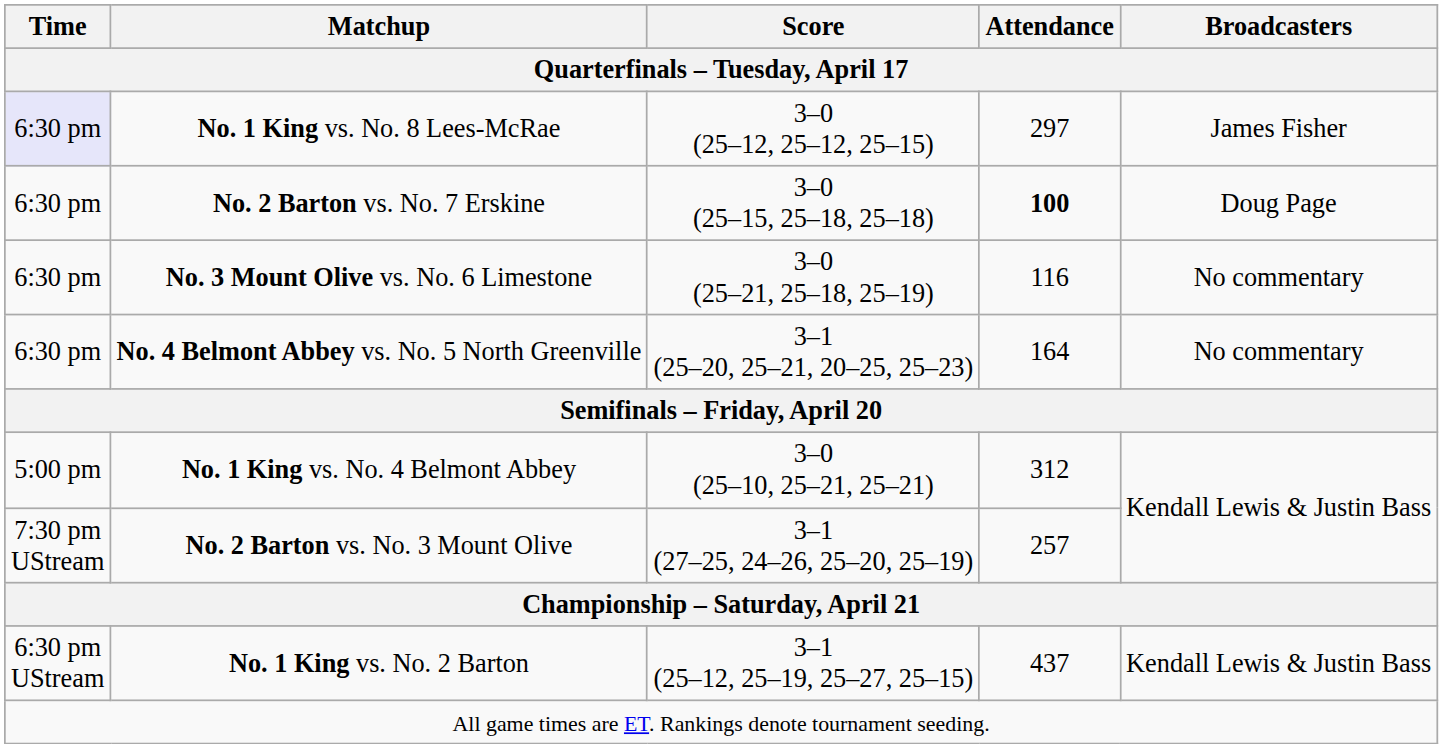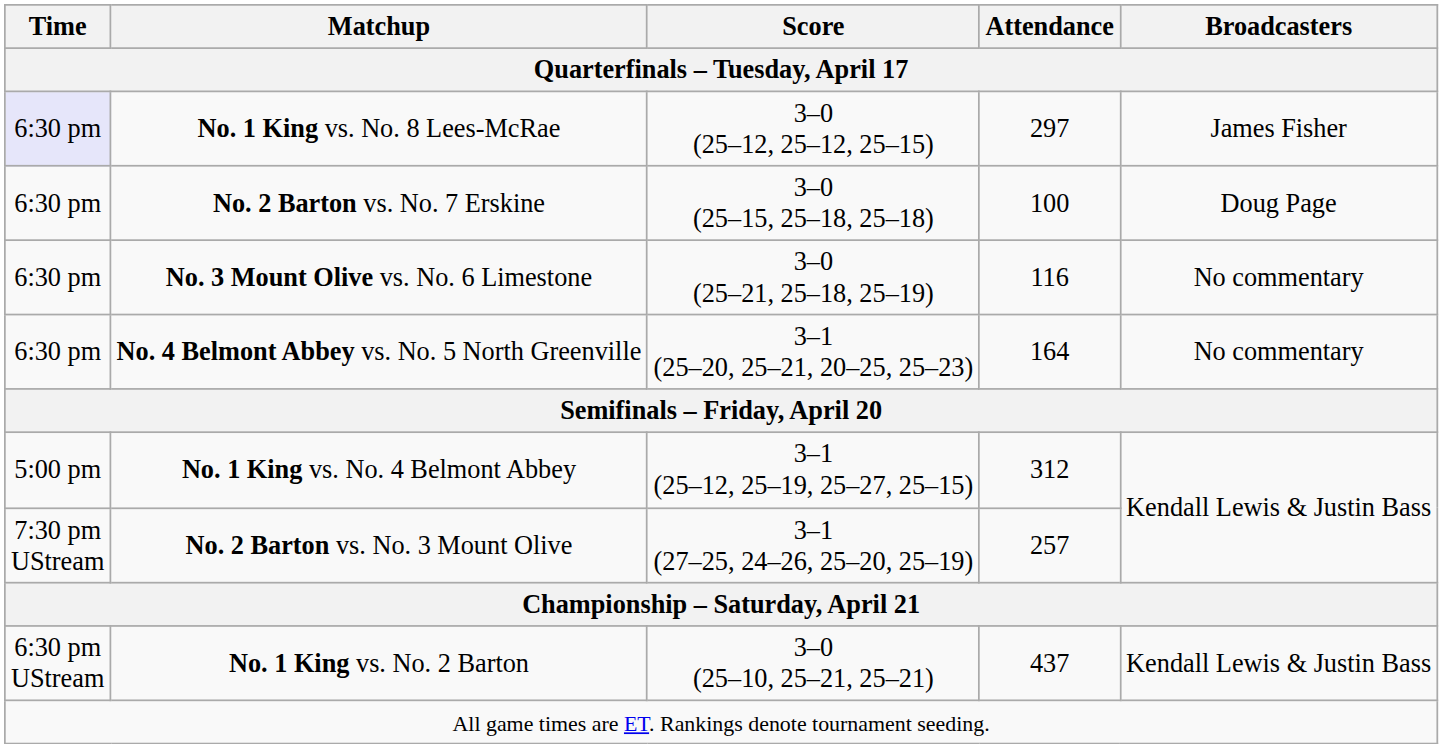(1050, 203) bold -> (1050, 203) normal
(813, 470) 3–0 (25–10, 25–21, 25–21) -> (813, 470) 3–1 (25–12, 25–19, 25–27, 25–15)
(813, 662) 3–1 (25–12, 25–19, 25–27, 25–15) -> (813, 662) 3–0 (25–10, 25–21, 25–21)
